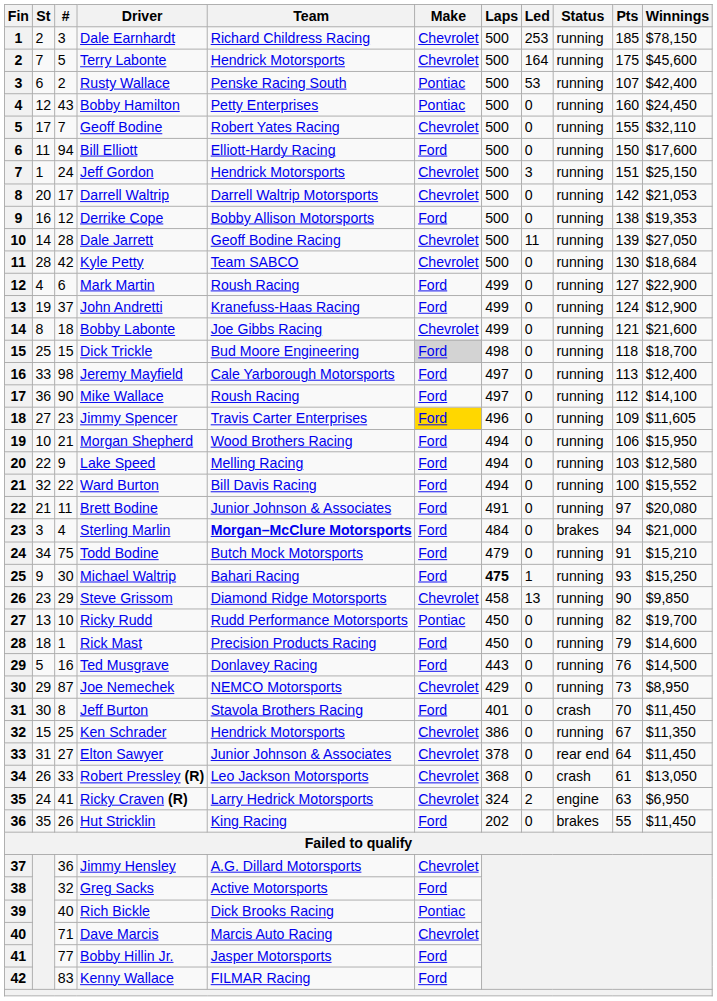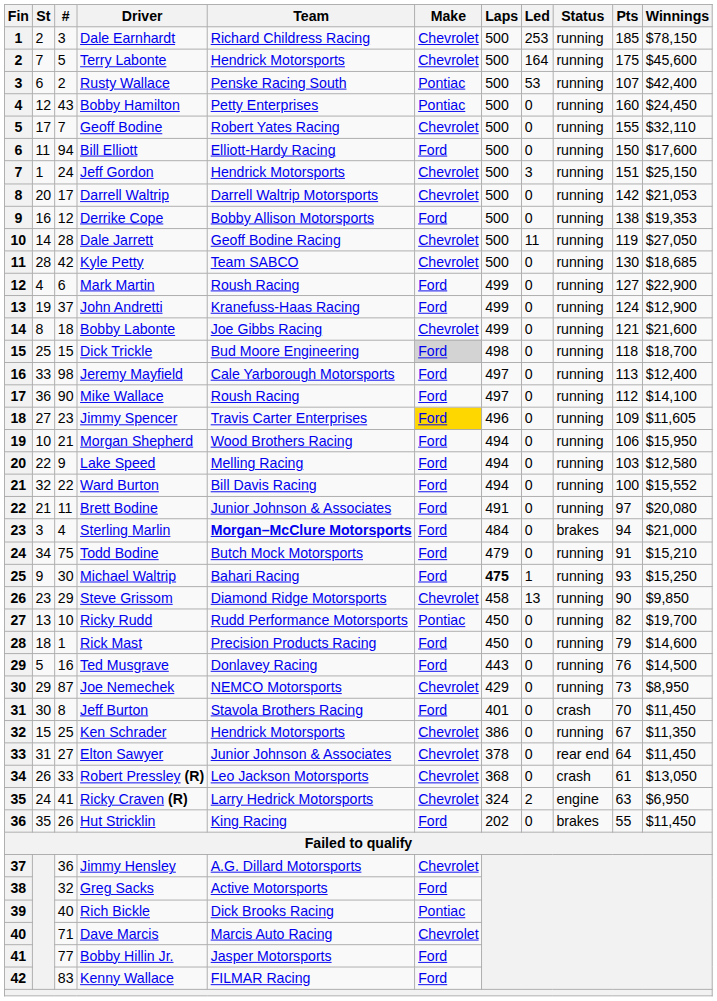(627, 240) 139 -> (627, 240) 119
(671, 262) $18,684 -> (671, 262) $18,685
